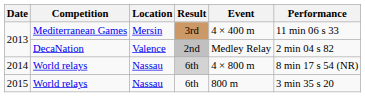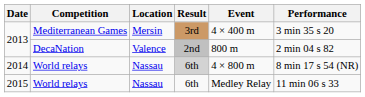(307, 31) 11 min 06 s 33 -> (305, 31) 3 min 35 s 20
(241, 48) Medley Relay -> (225, 48) 800 m
(225, 83) 800 m -> (241, 83) Medley Relay
(305, 83) 3 min 35 s 20 -> (307, 83) 11 min 06 s 33
